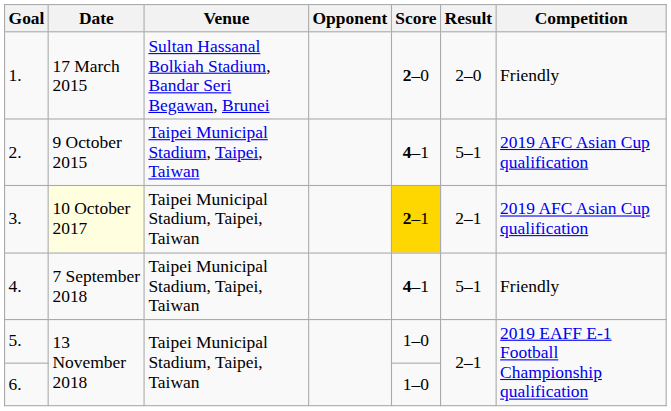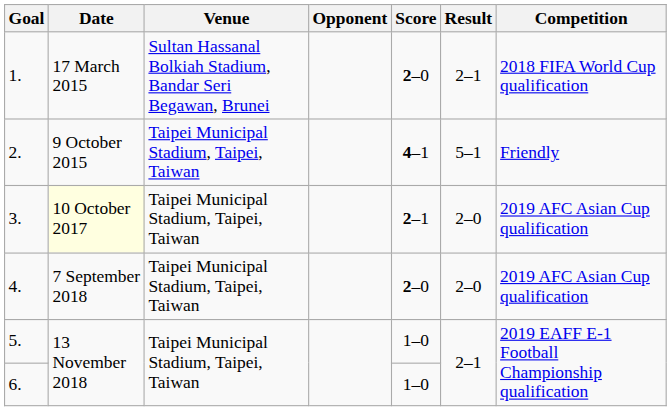(468, 75) 2–0 -> (468, 75) 2–1
(530, 75) Friendly -> (578, 75) 2018 FIFA World Cup qualification
(575, 152) 2019 AFC Asian Cup qualification -> (530, 152) Friendly
(416, 219) gold background -> (416, 219) no background
(468, 219) 2–1 -> (468, 219) 2–0
(416, 285) 4–1 -> (416, 285) 2–0
(468, 285) 5–1 -> (468, 285) 2–0
(530, 285) Friendly -> (575, 285) 2019 AFC Asian Cup qualification
